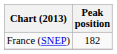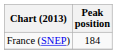(92, 40) 182 -> (92, 40) 184
